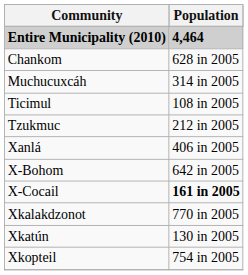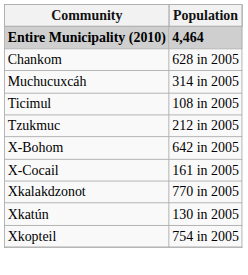- row: (24, 147)
(206, 192) bold -> (206, 170) normal
